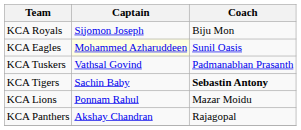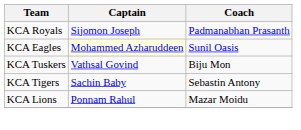(213, 30) Biju Mon -> (239, 30) Padmanabhan Prasanth
(243, 64) Padmanabhan Prasanth -> (210, 64) Biju Mon
(230, 82) bold -> (224, 82) normal
- row: (38, 116)
